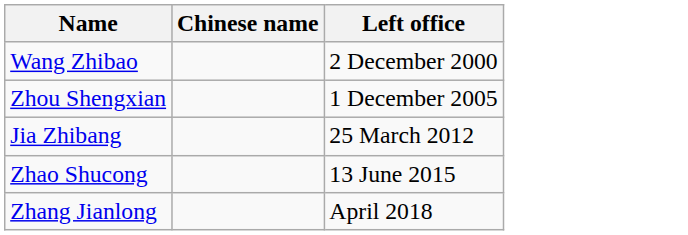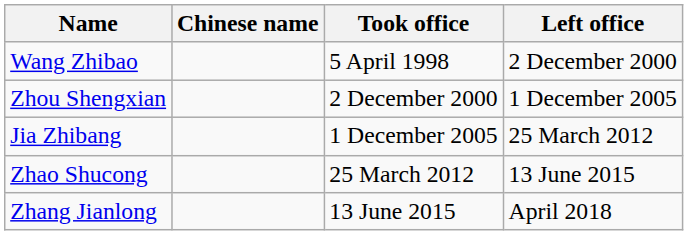+ column: (413, 23)
